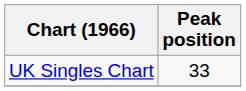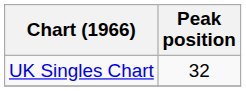(199, 70) 33 -> (199, 70) 32
